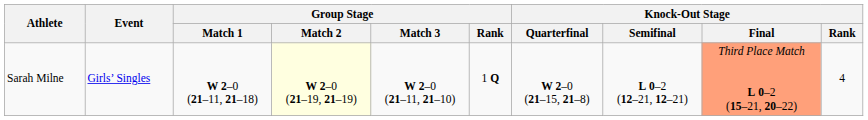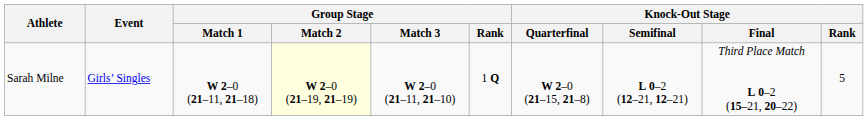(762, 79) lightsalmon background -> (762, 79) no background
(842, 79) 4 -> (842, 79) 5
